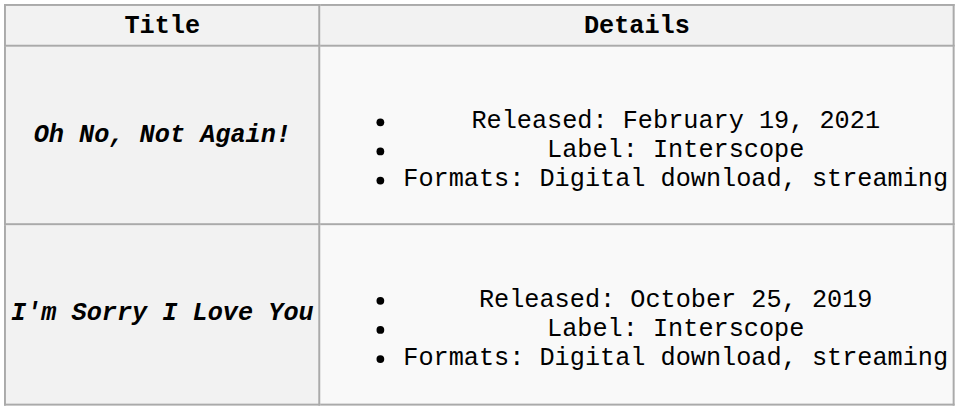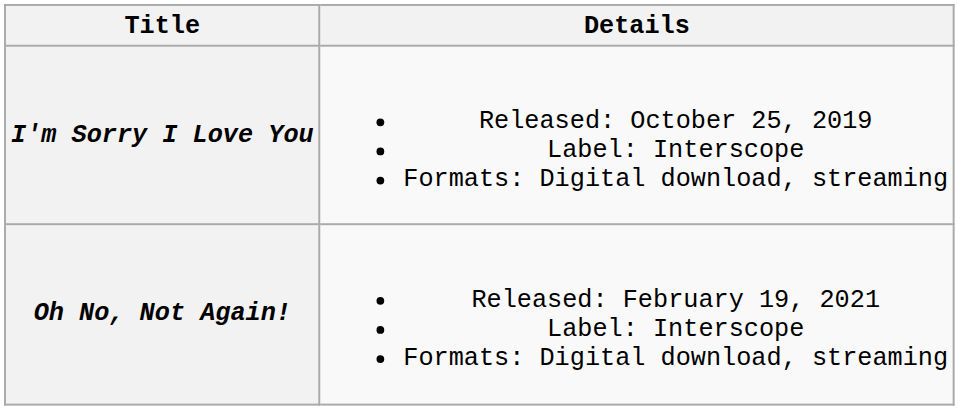rows swapped: (162, 314) <-> (162, 135)
